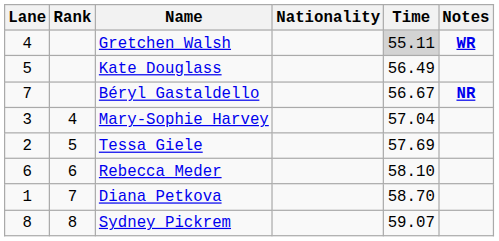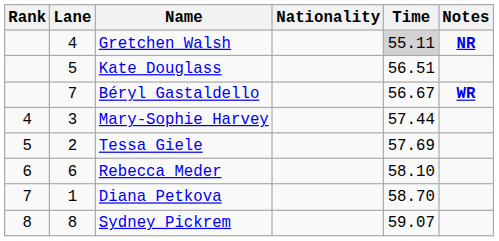columns swapped: (72, 17) <-> (27, 17)
(466, 43) WR -> (466, 43) NR
(411, 69) 56.49 -> (411, 69) 56.51
(466, 94) NR -> (466, 94) WR
(411, 120) 57.04 -> (411, 120) 57.44
